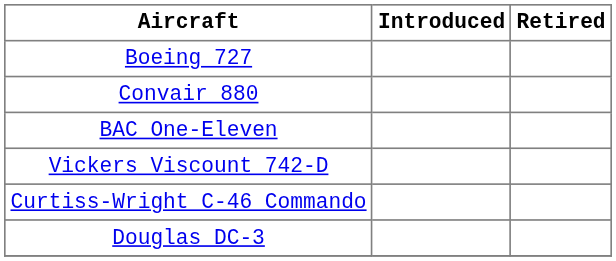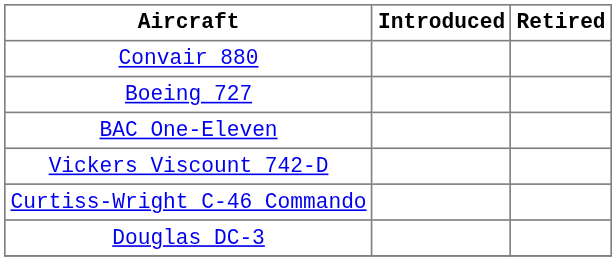rows swapped: (189, 94) <-> (189, 59)
